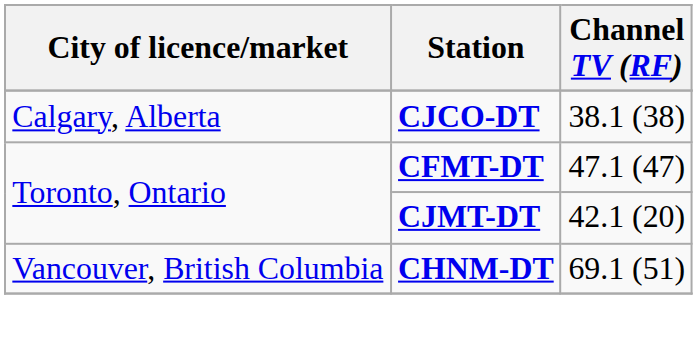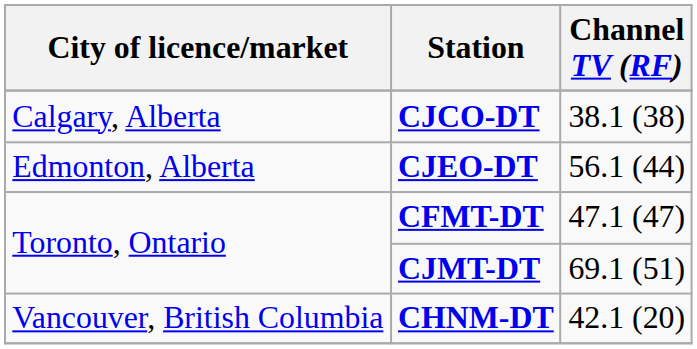+ row: (468, 166)
(627, 217) 42.1 (20) -> (627, 267) 69.1 (51)
(627, 267) 69.1 (51) -> (627, 318) 42.1 (20)
